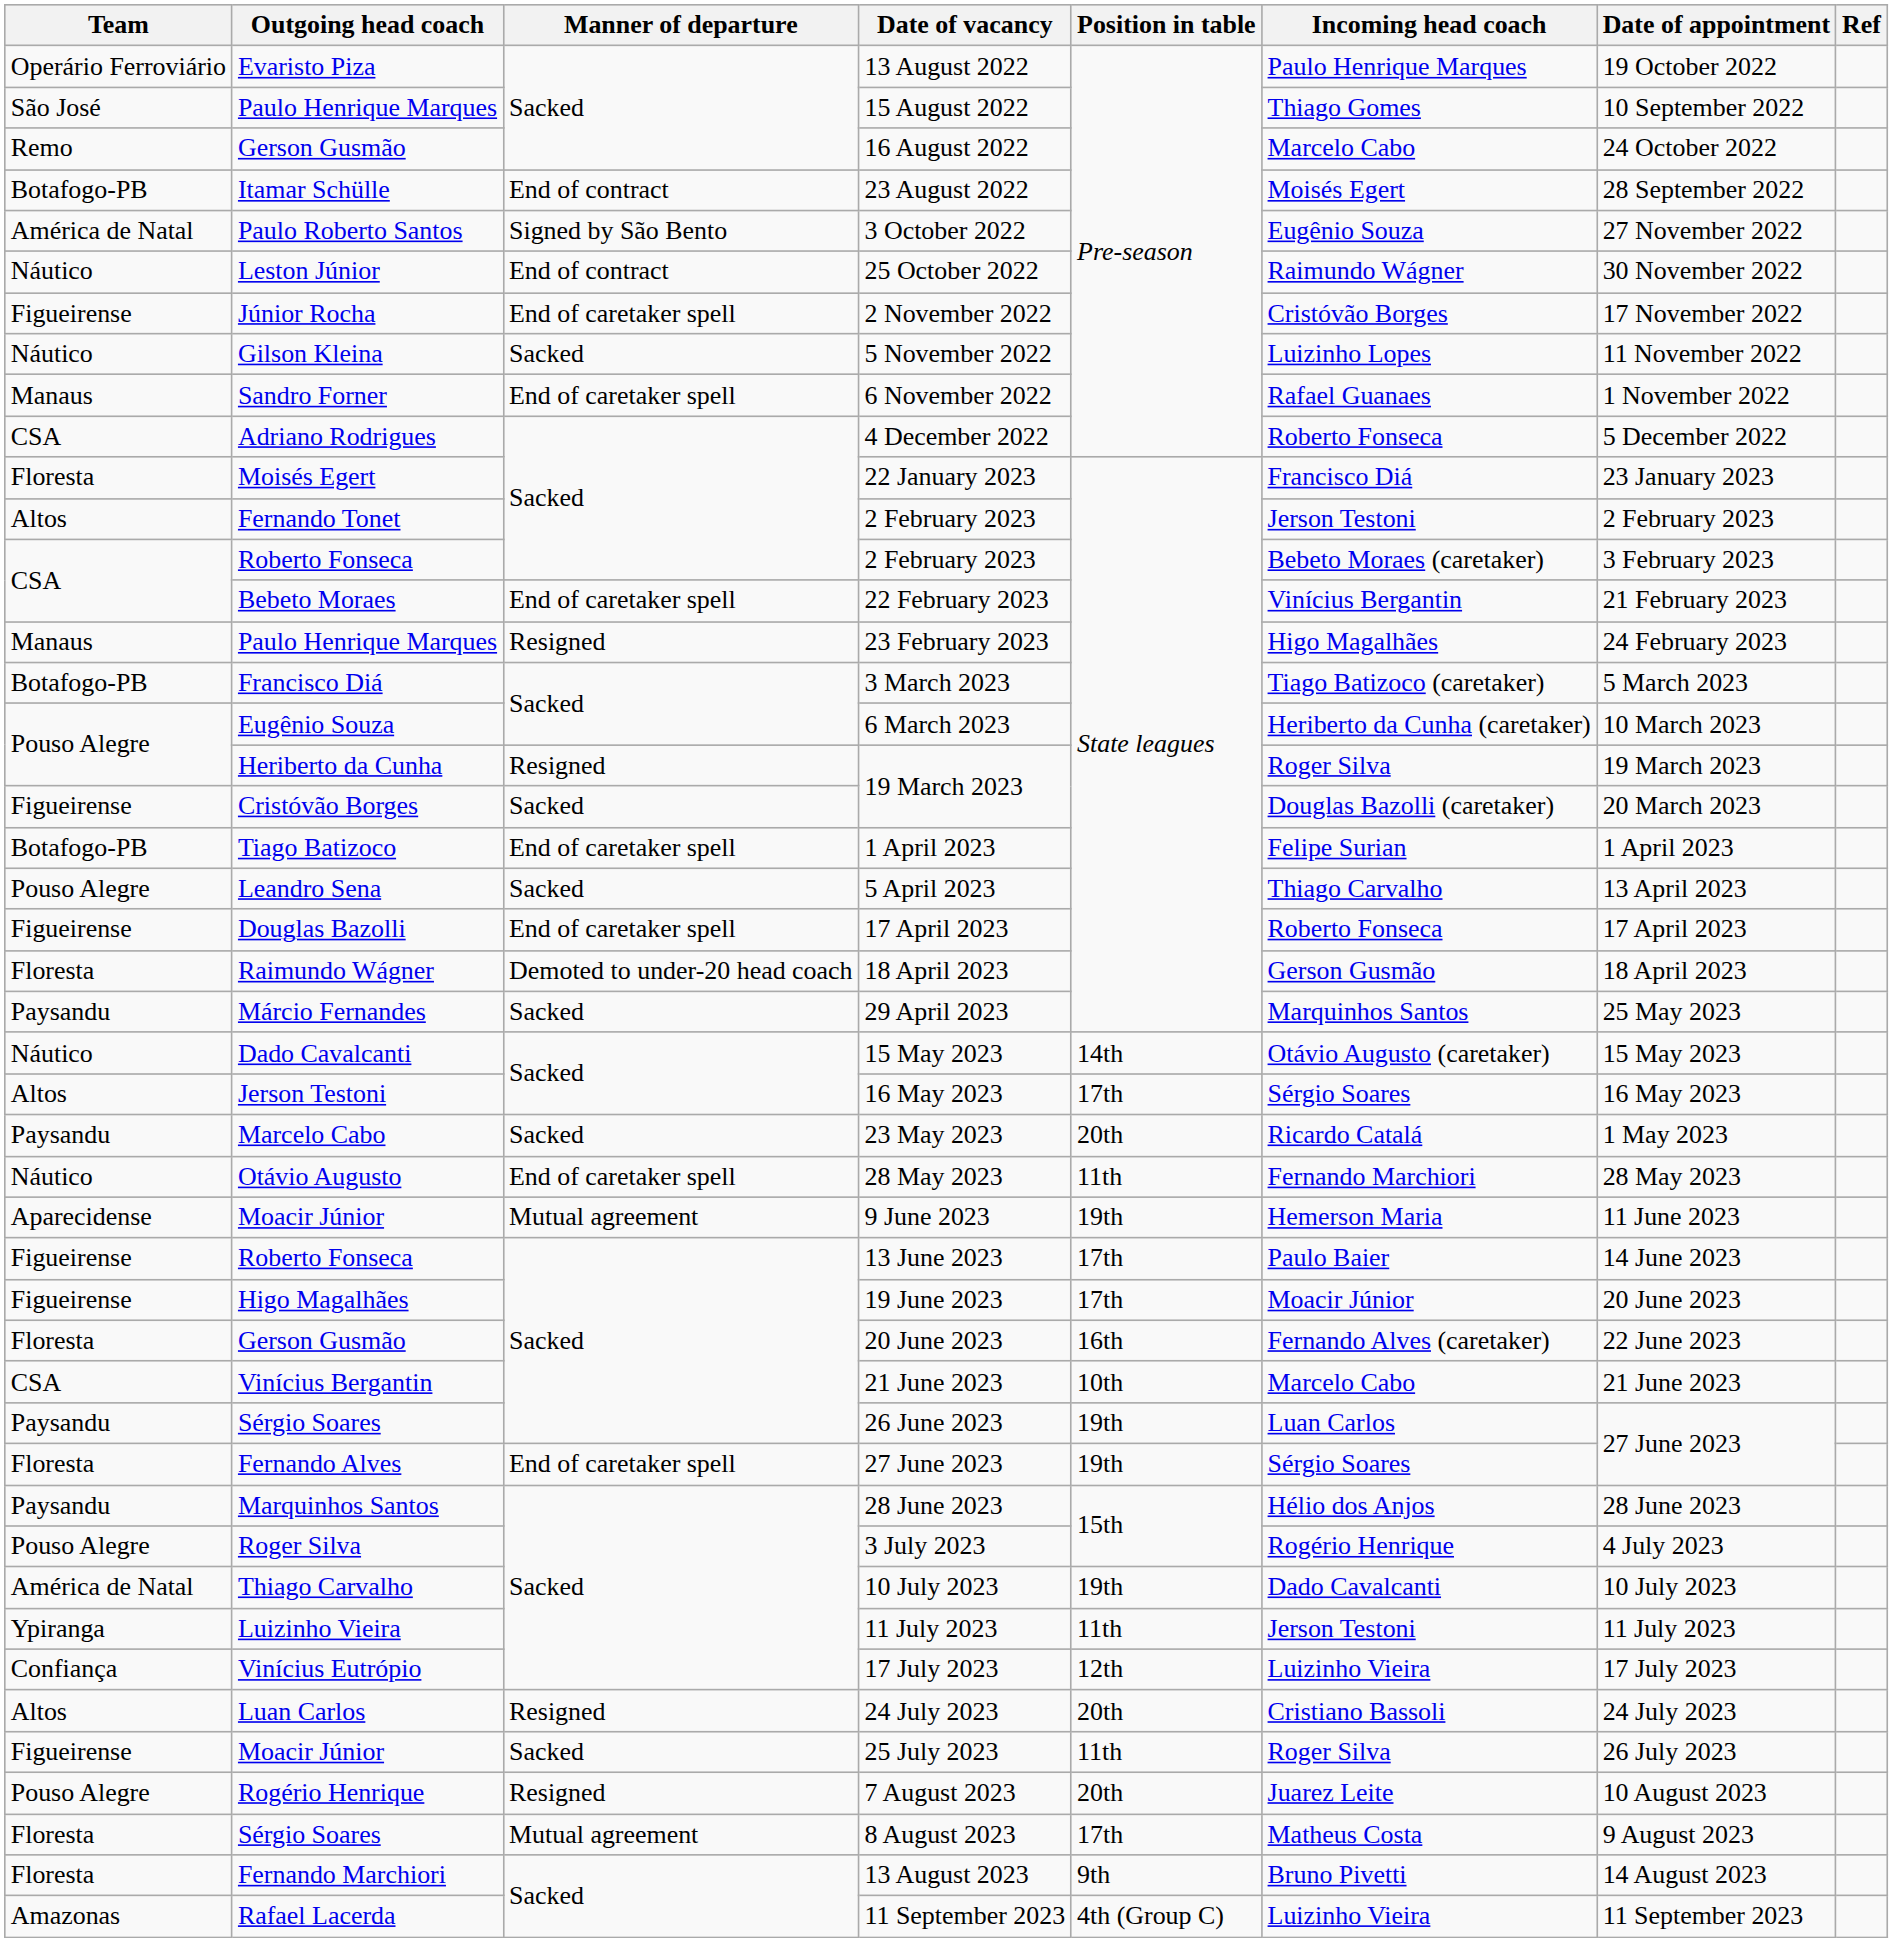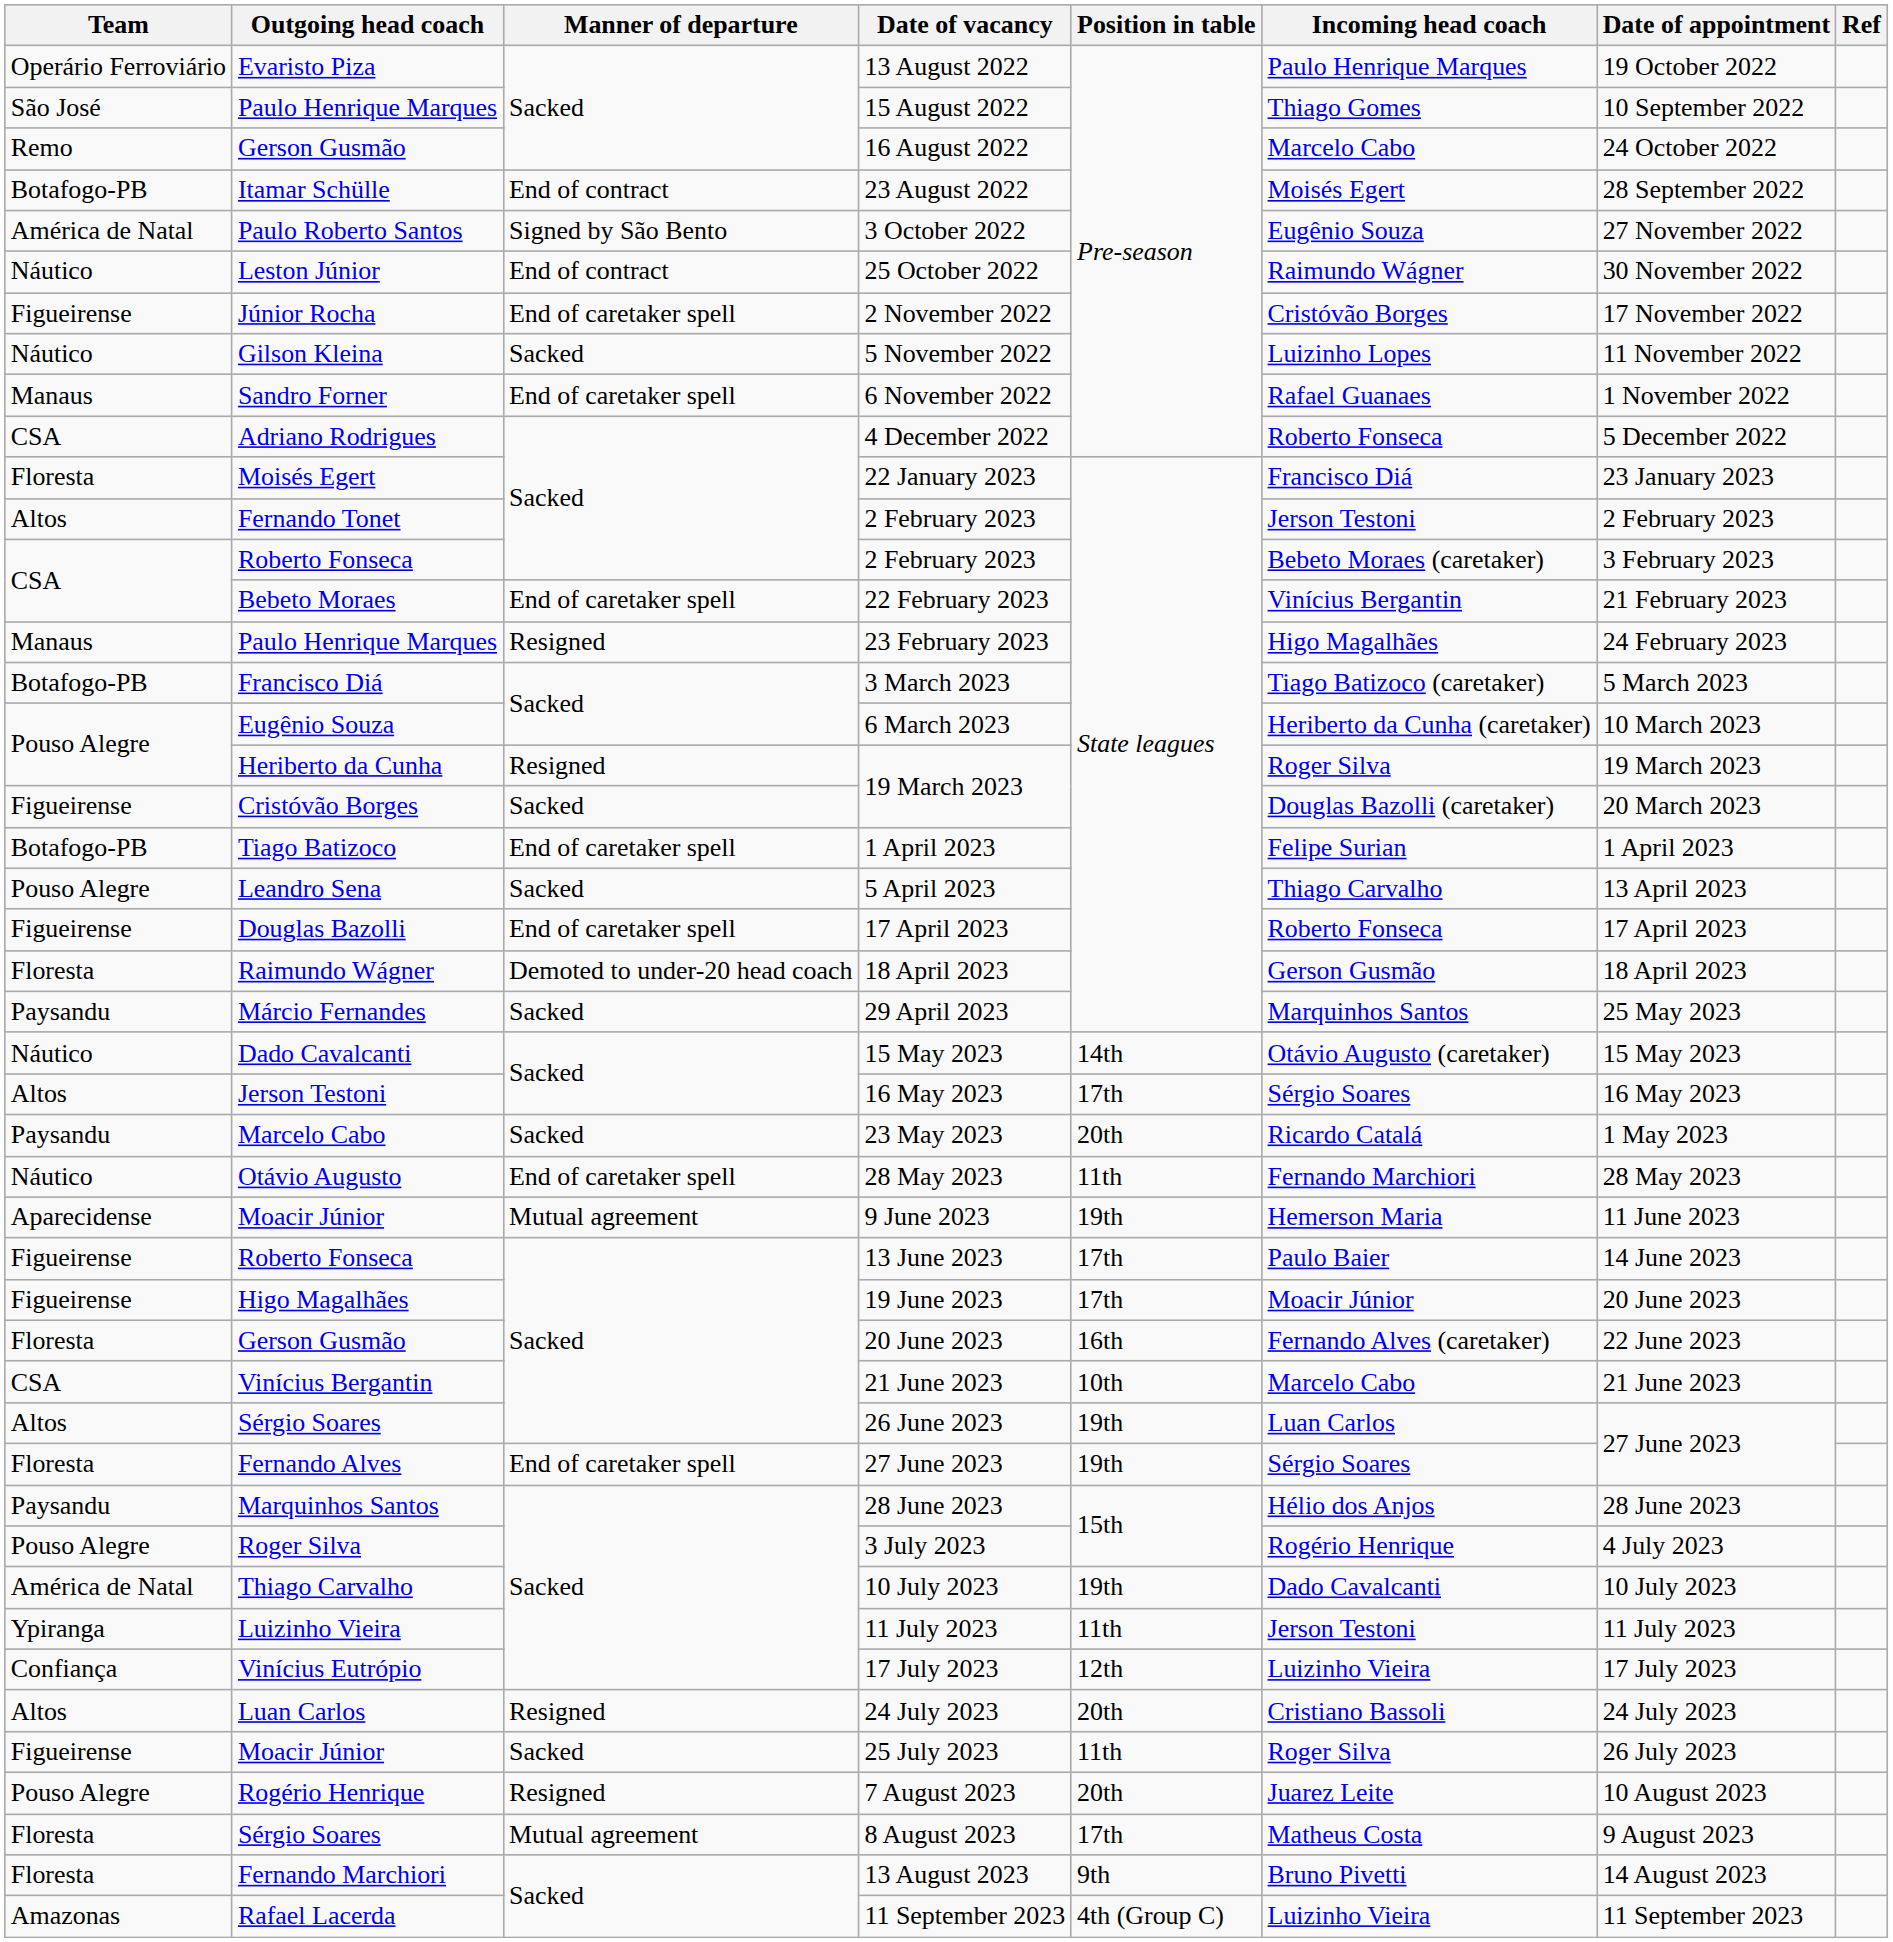(60, 1422) Paysandu -> (39, 1422) Altos
